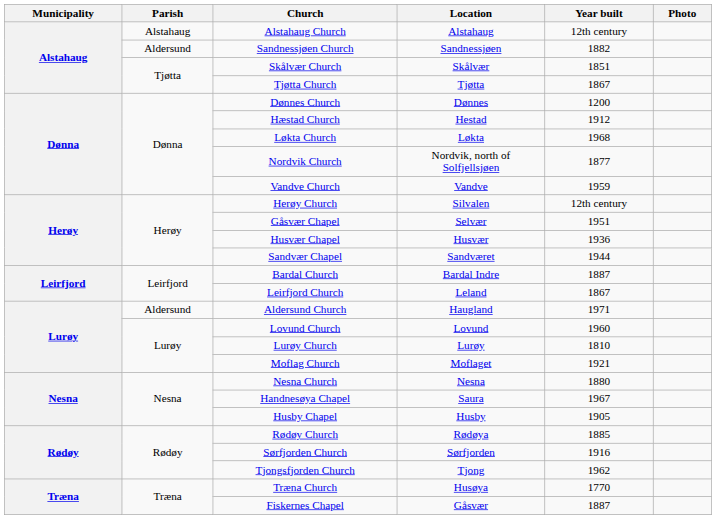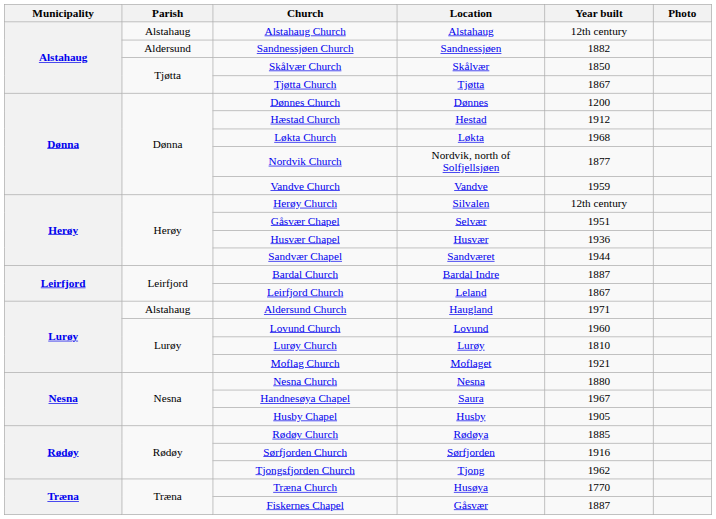(599, 66) 1851 -> (599, 66) 1850
(168, 310) Aldersund -> (168, 310) Alstahaug
